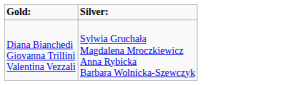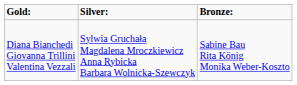+ column: (216, 12)
